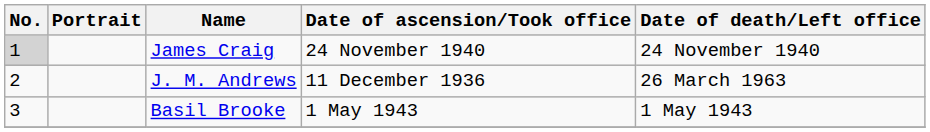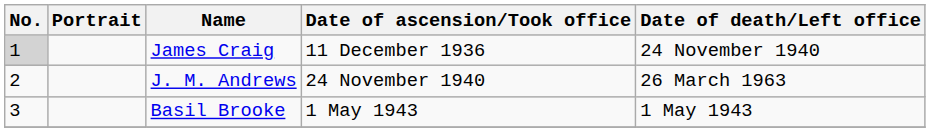(395, 50) 24 November 1940 -> (395, 50) 11 December 1936
(395, 81) 11 December 1936 -> (395, 81) 24 November 1940
